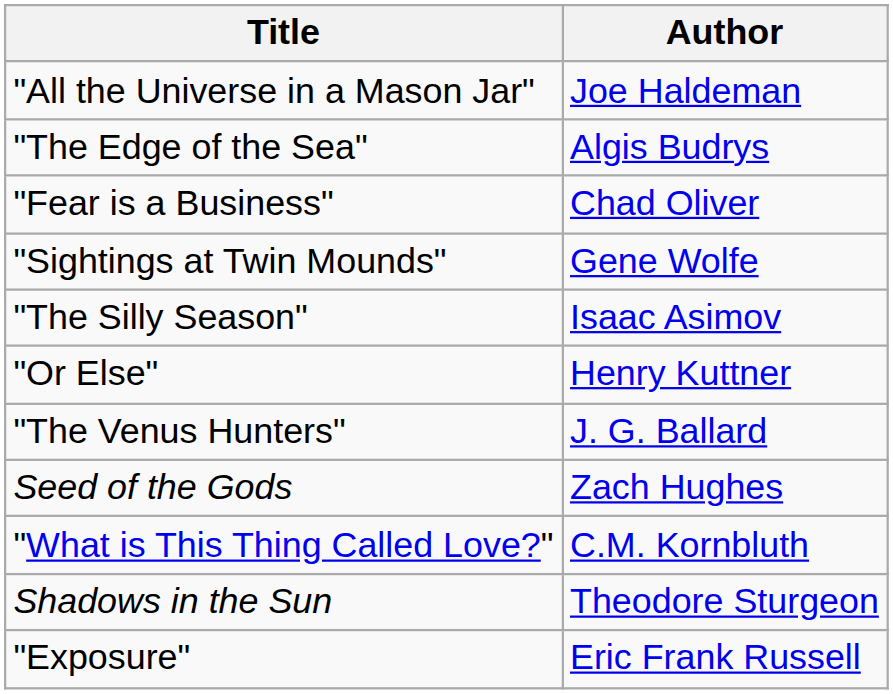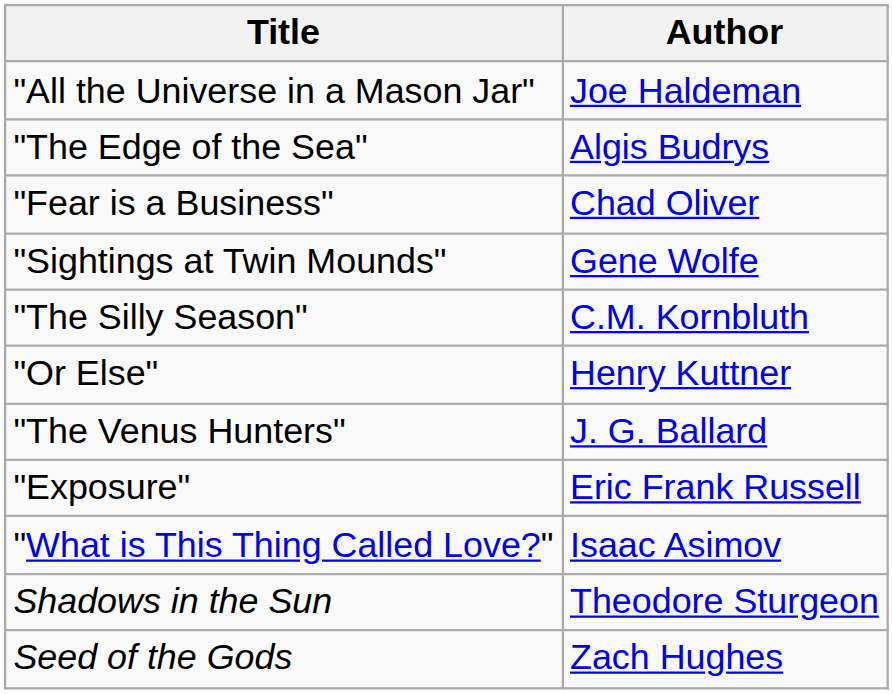(676, 317) Isaac Asimov -> (690, 317) C.M. Kornbluth
rows swapped: (102, 658) <-> (153, 487)
(690, 544) C.M. Kornbluth -> (676, 544) Isaac Asimov
